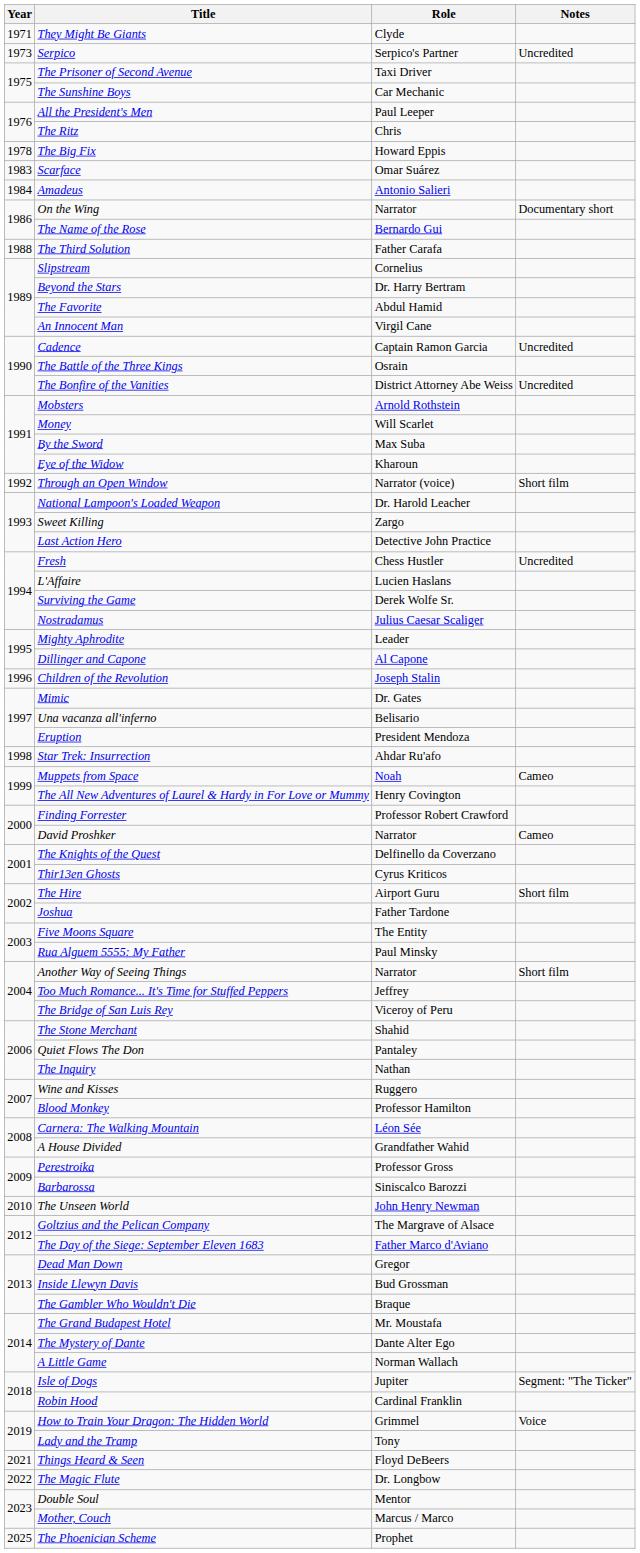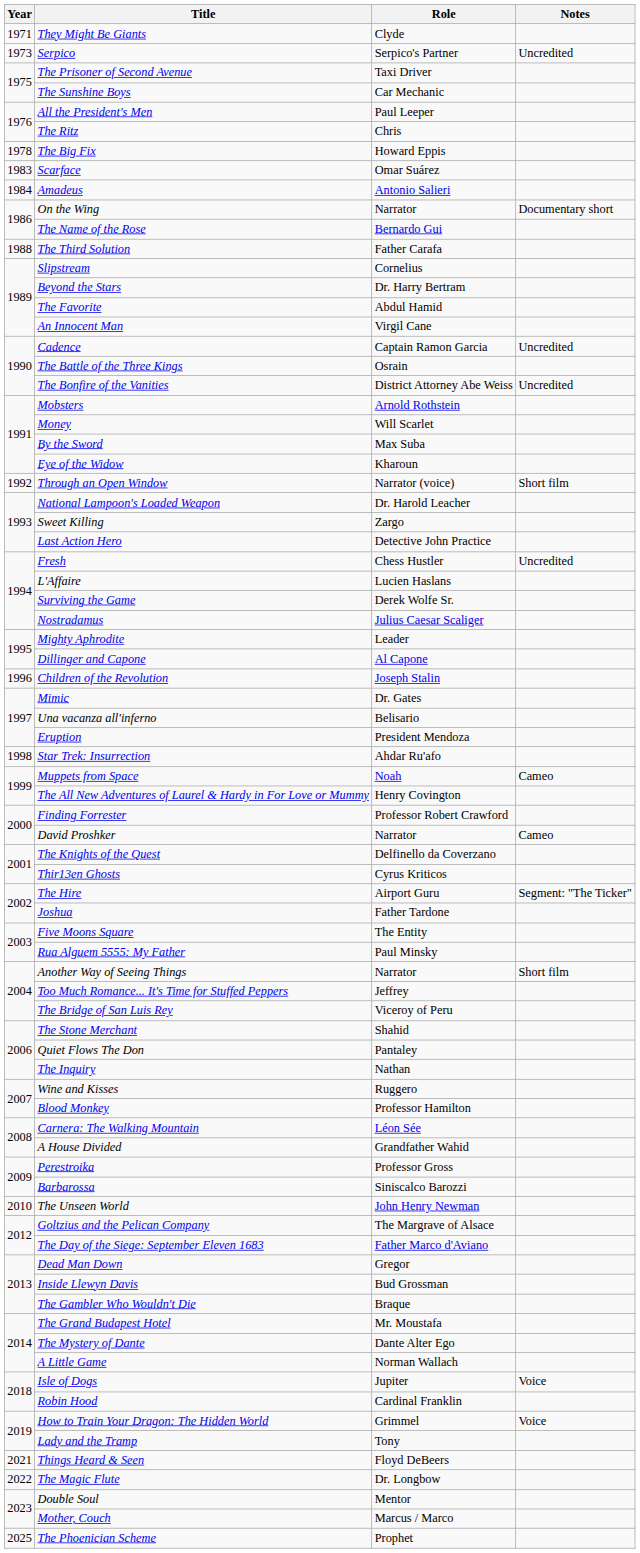(544, 893) Short film -> (575, 893) Segment: "The Ticker"
(575, 1381) Segment: "The Ticker" -> (532, 1381) Voice
